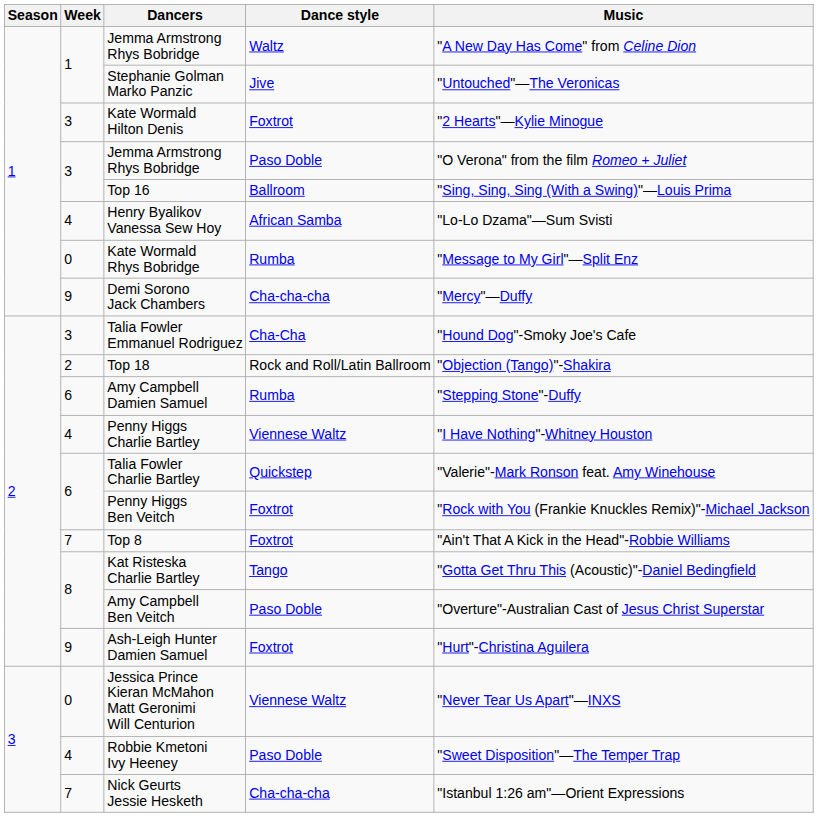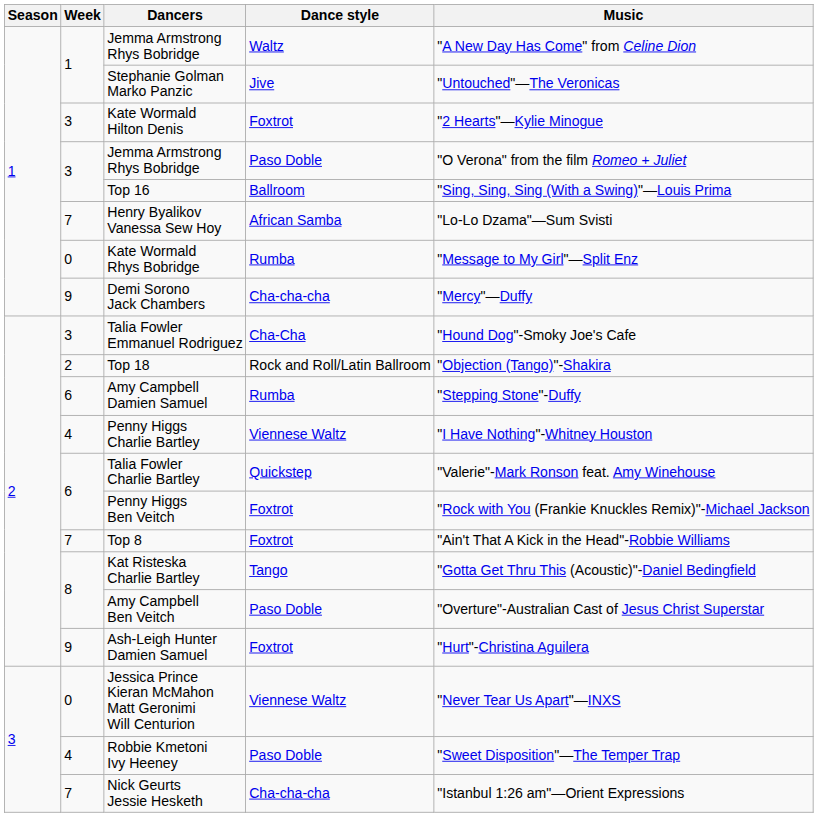(68, 220) 4 -> (68, 220) 7
